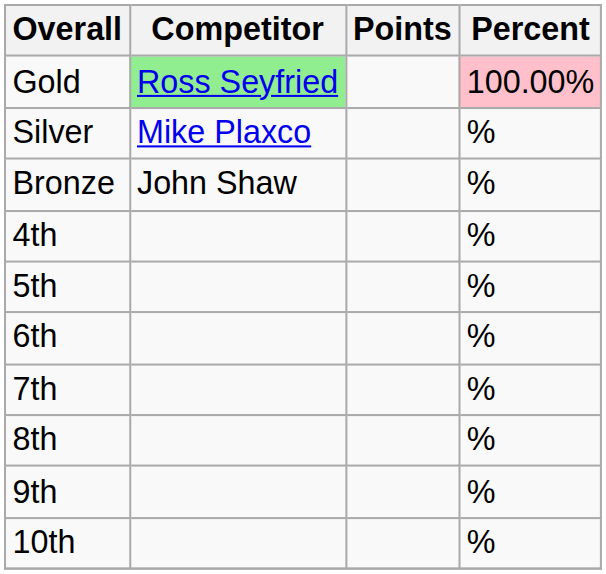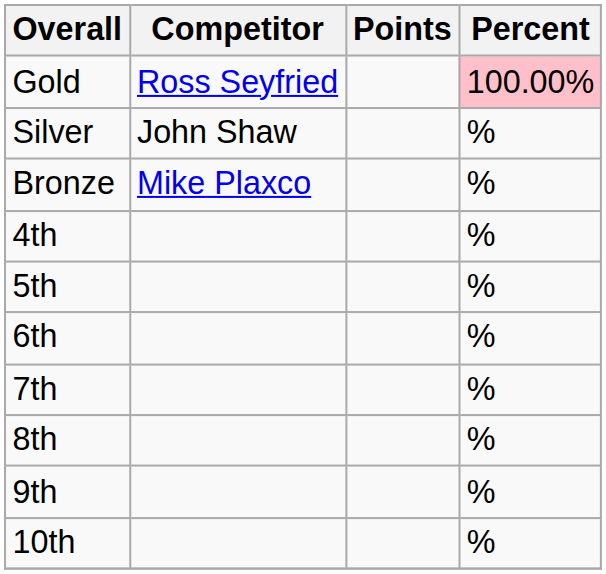(238, 81) lightgreen background -> (238, 81) no background
(224, 132) Mike Plaxco -> (217, 132) John Shaw
(217, 183) John Shaw -> (224, 183) Mike Plaxco
